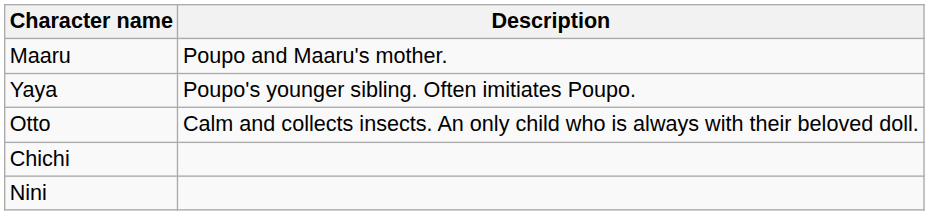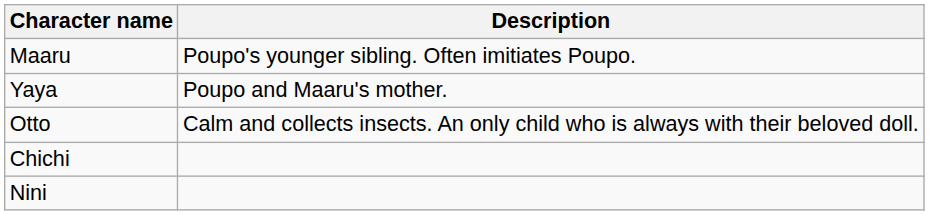(315, 55) Poupo and Maaru's mother. -> (409, 55) Poupo's younger sibling. Often imitiates Poupo.
(409, 90) Poupo's younger sibling. Often imitiates Poupo. -> (315, 90) Poupo and Maaru's mother.
